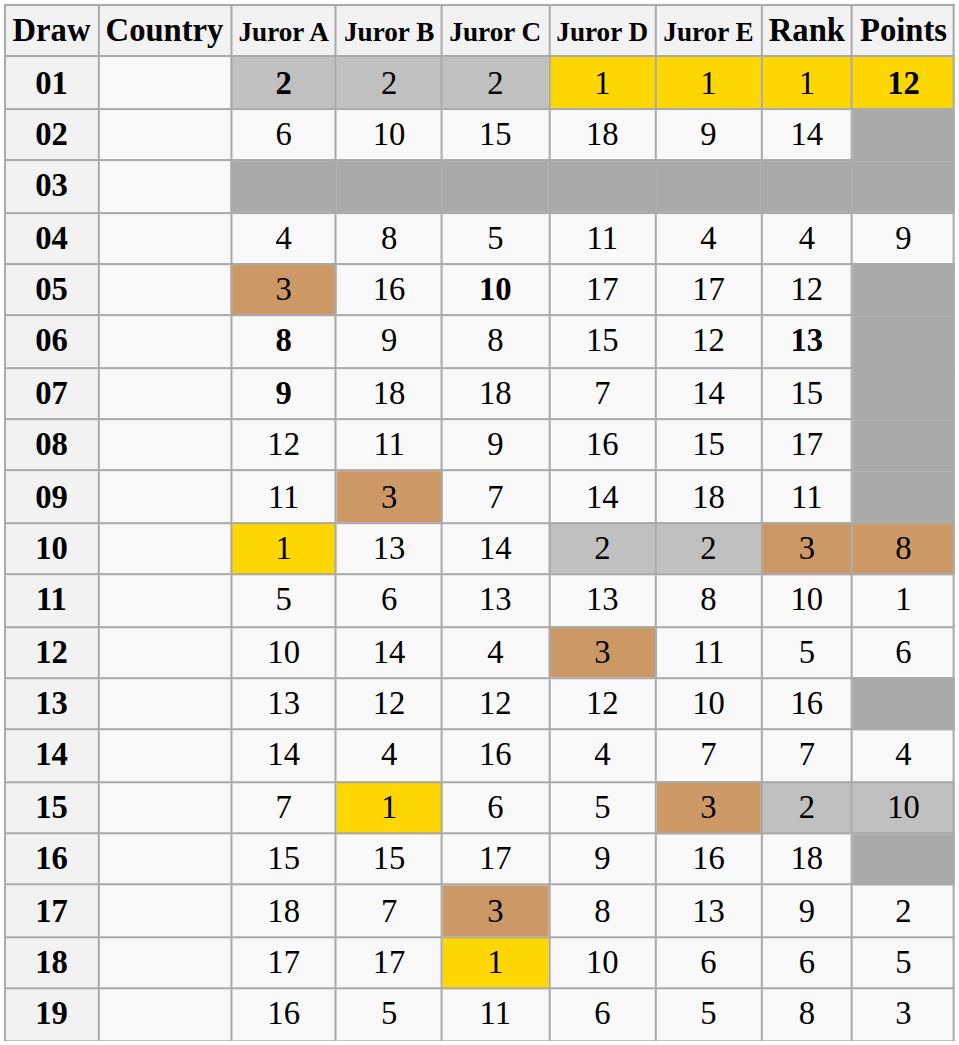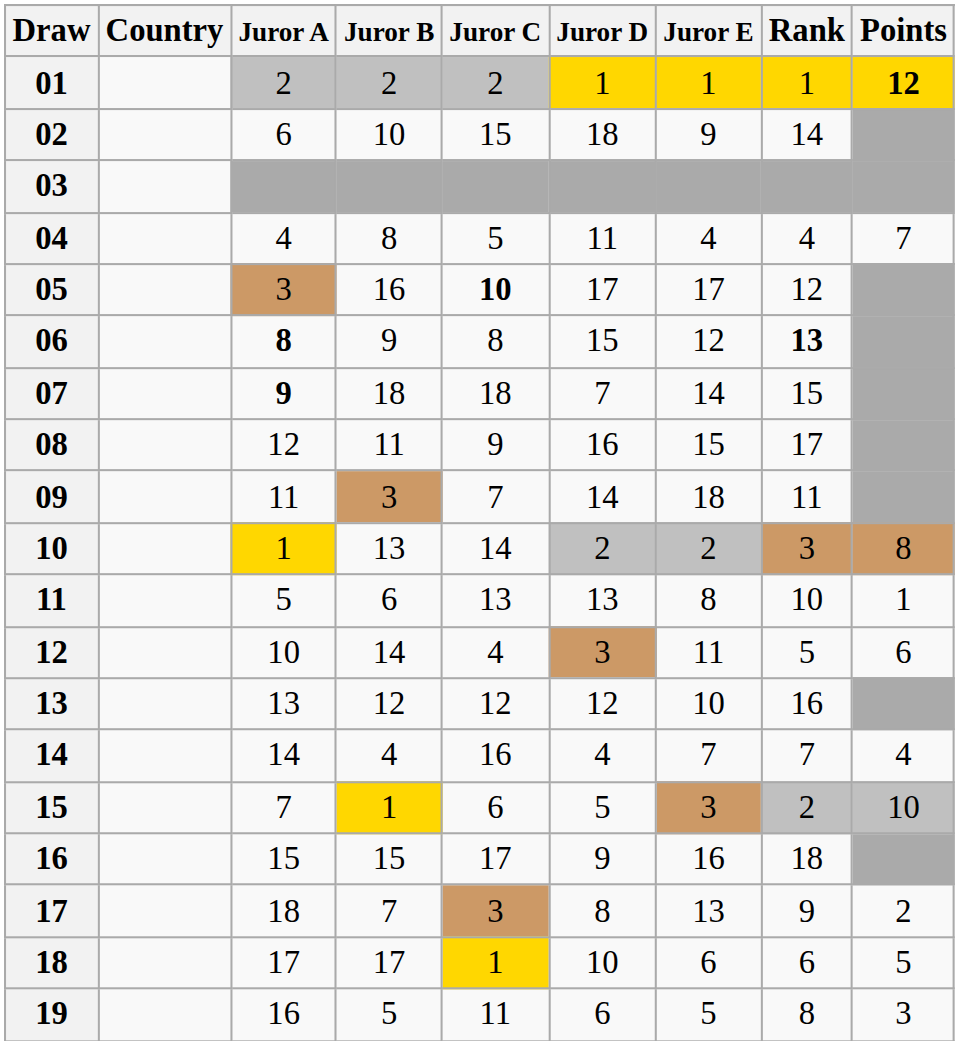(284, 82) bold -> (284, 82) normal
(904, 237) 9 -> (904, 237) 7
